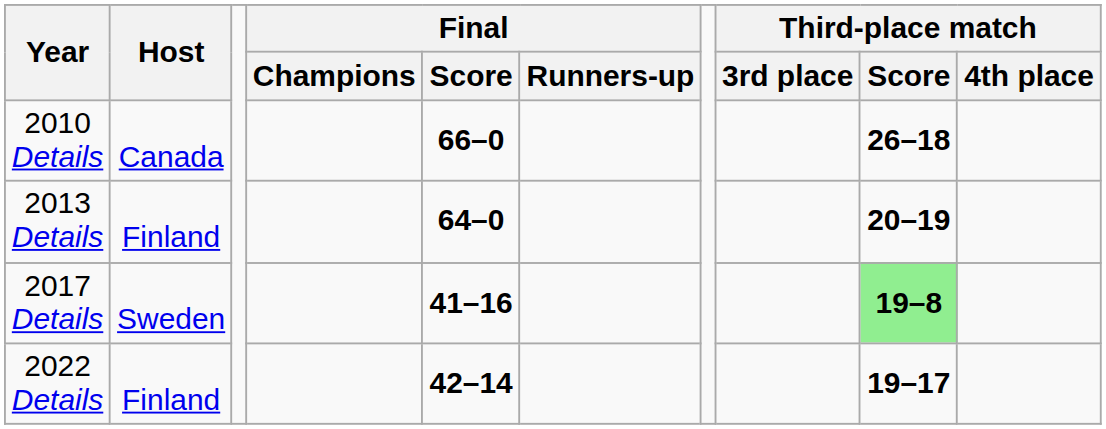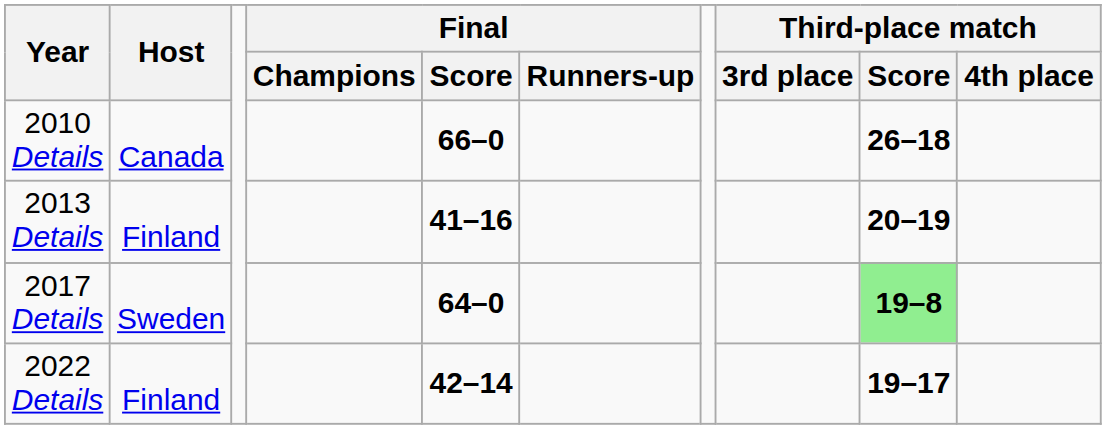(471, 221) 64–0 -> (471, 221) 41–16
(471, 302) 41–16 -> (471, 302) 64–0
